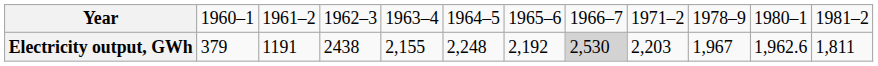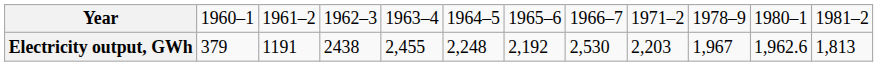(405, 46) 2,155 -> (405, 46) 2,455
(590, 46) lightgrey background -> (590, 46) no background
(835, 46) 1,811 -> (835, 46) 1,813
